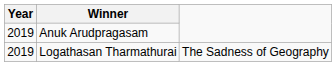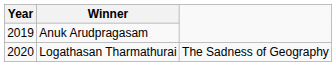(20, 52) 2019 -> (20, 52) 2020
